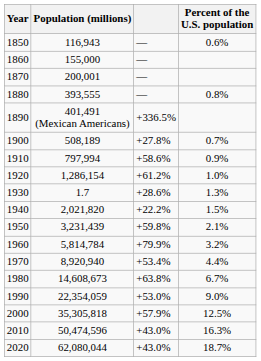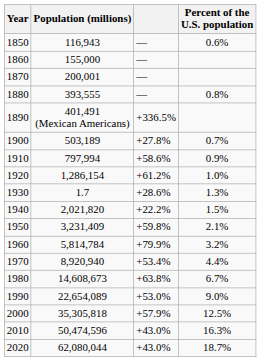(82, 141) 508,189 -> (82, 141) 503,189
(82, 227) 3,231,439 -> (82, 227) 3,231,409
(82, 296) 22,354,059 -> (82, 296) 22,654,089
